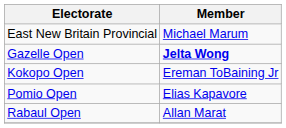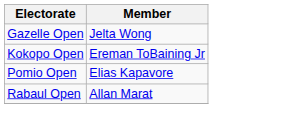- row: (82, 34)
(196, 53) bold -> (120, 34) normal
